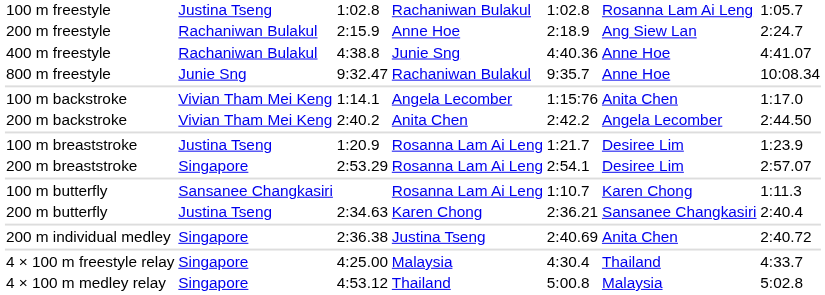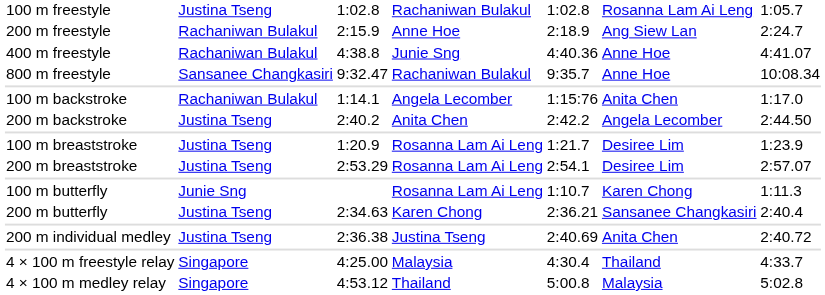(212, 73) Junie Sng -> (256, 73) Sansanee Changkasiri
(255, 98) Vivian Tham Mei Keng -> (248, 98) Rachaniwan Bulakul
(255, 119) Vivian Tham Mei Keng -> (225, 119) Justina Tseng
(213, 166) Singapore -> (225, 166) Justina Tseng
(256, 191) Sansanee Changkasiri -> (212, 191) Junie Sng
(213, 237) Singapore -> (225, 237) Justina Tseng
